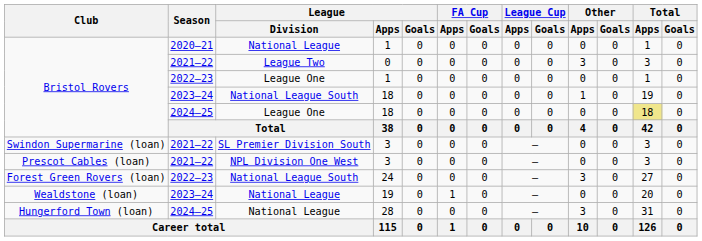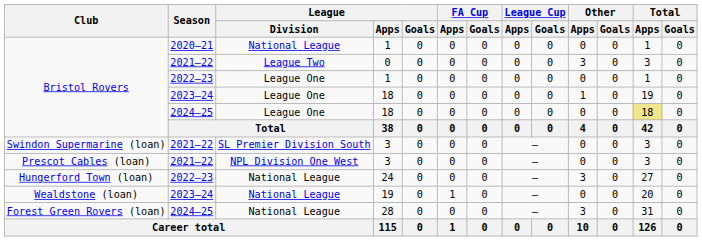(294, 95) National League South -> (294, 95) League One
(86, 178) Forest Green Rovers (loan) -> (86, 178) Hungerford Town (loan)
(294, 178) National League South -> (294, 178) National League
(86, 211) Hungerford Town (loan) -> (86, 211) Forest Green Rovers (loan)
